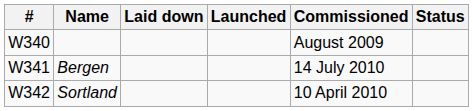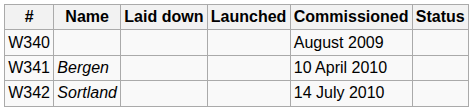(339, 67) 14 July 2010 -> (340, 67) 10 April 2010
(340, 93) 10 April 2010 -> (339, 93) 14 July 2010
